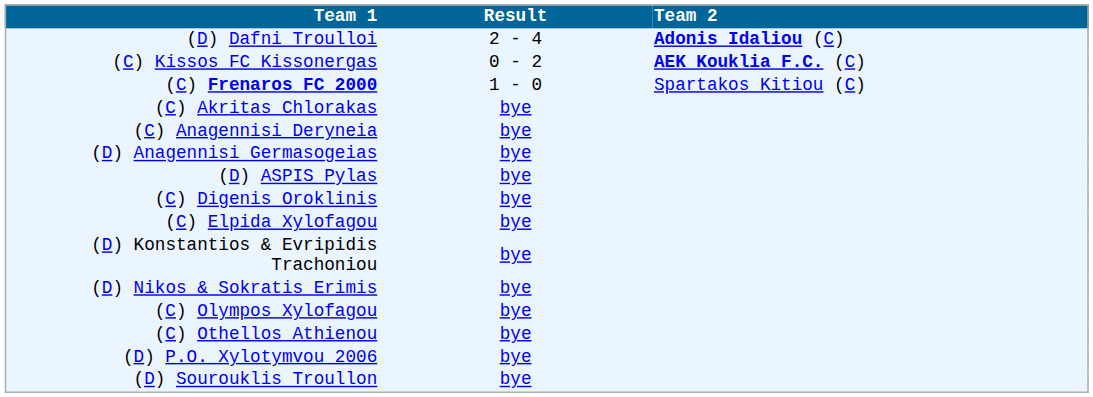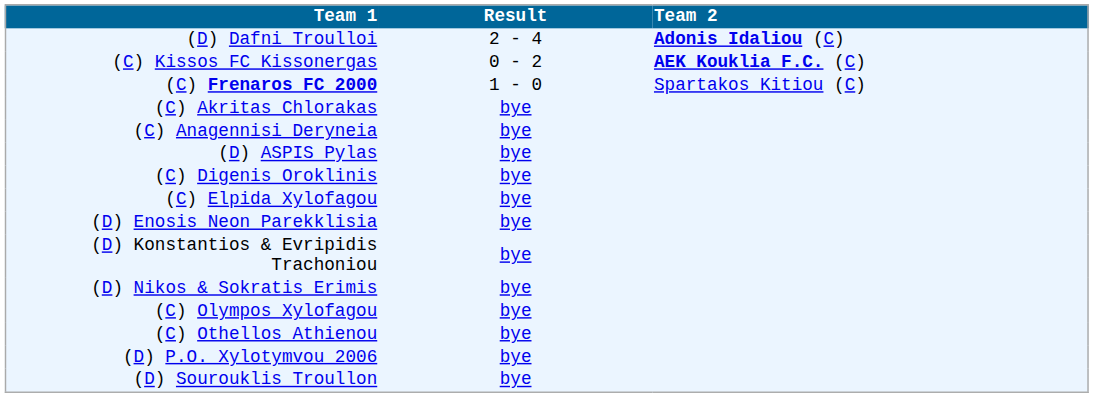- row: (234, 154)
+ row: (234, 223)
